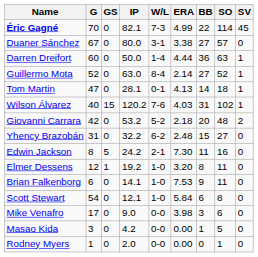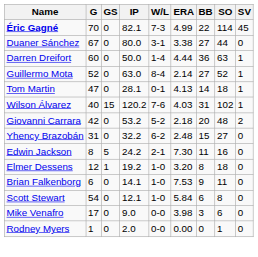(223, 43) 57 -> (223, 43) 44
(222, 167) 11 -> (223, 167) 18
- row: (32, 228)
